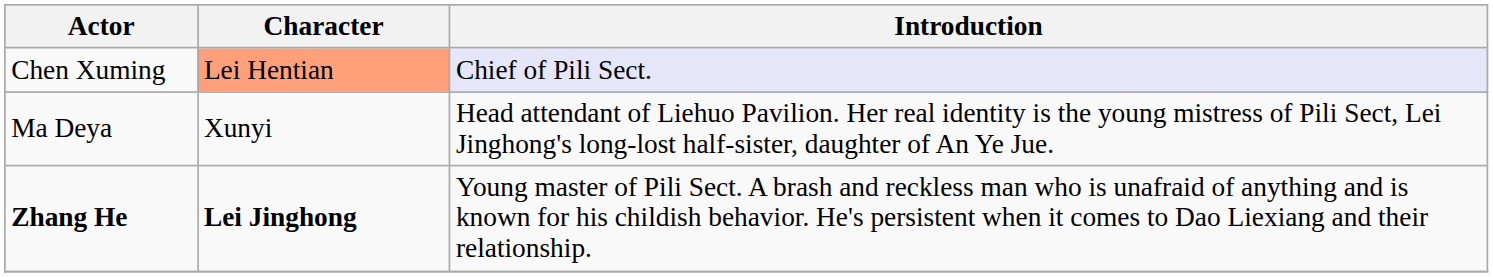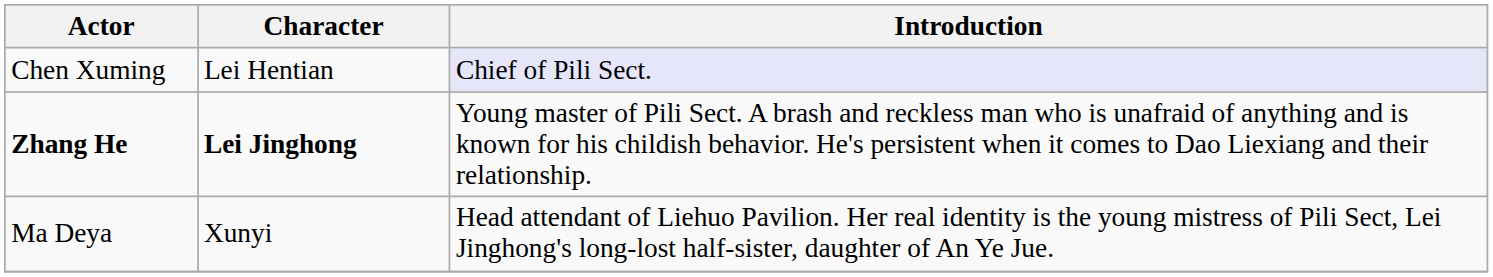(269, 69) lightsalmon background -> (269, 69) no background
rows swapped: (69, 217) <-> (62, 128)
